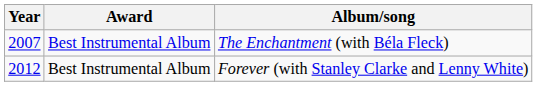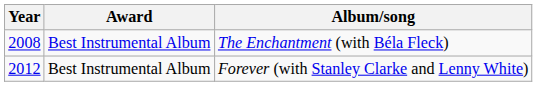(24, 42) 2007 -> (24, 42) 2008
